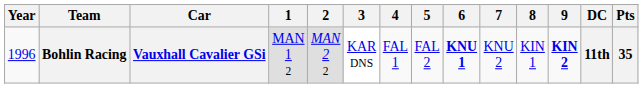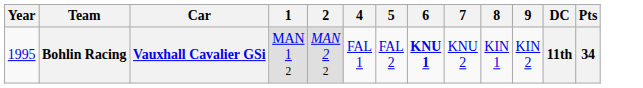- column: (362, 15)
(22, 54) 1996 -> (22, 54) 1995
(565, 54) bold -> (528, 54) normal
(625, 54) 35 -> (588, 54) 34
